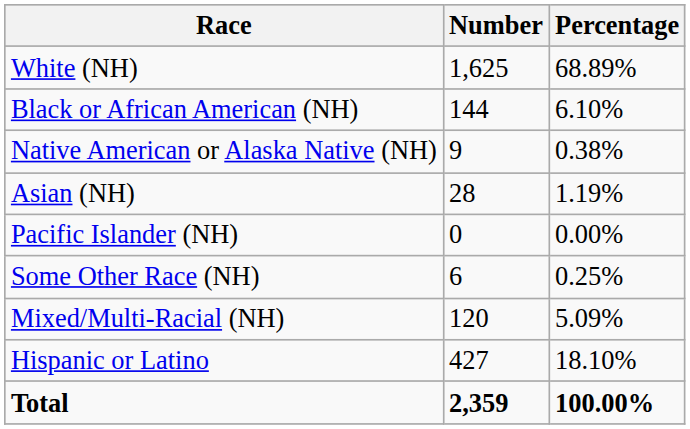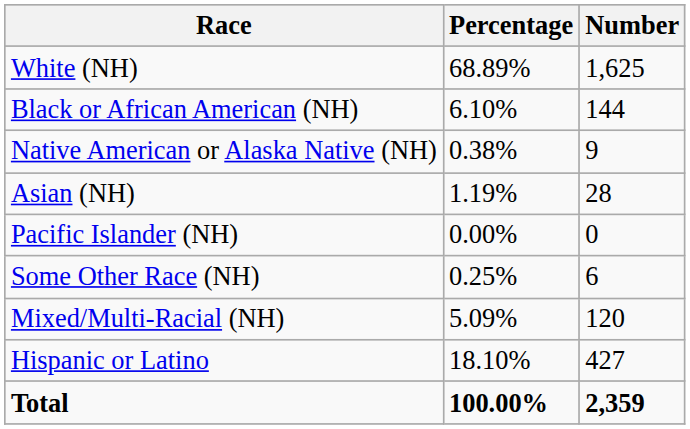columns swapped: (496, 25) <-> (617, 25)
